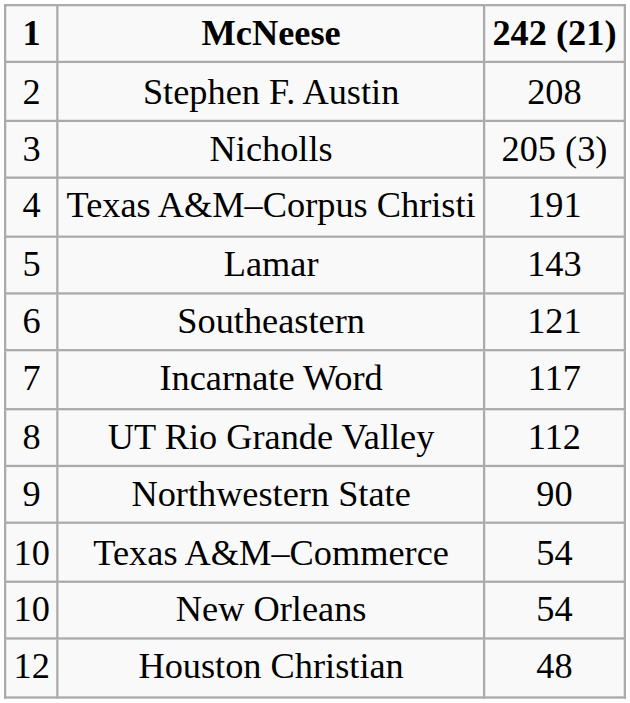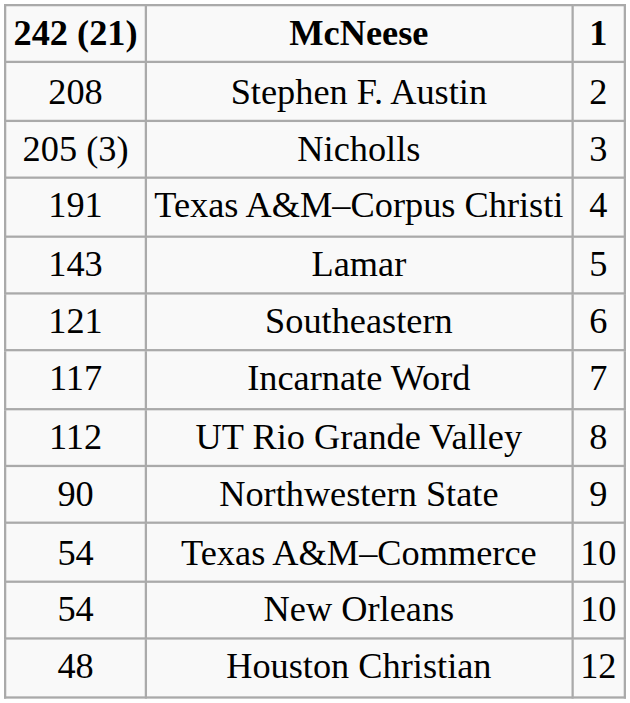columns swapped: (32, 33) <-> (554, 33)
